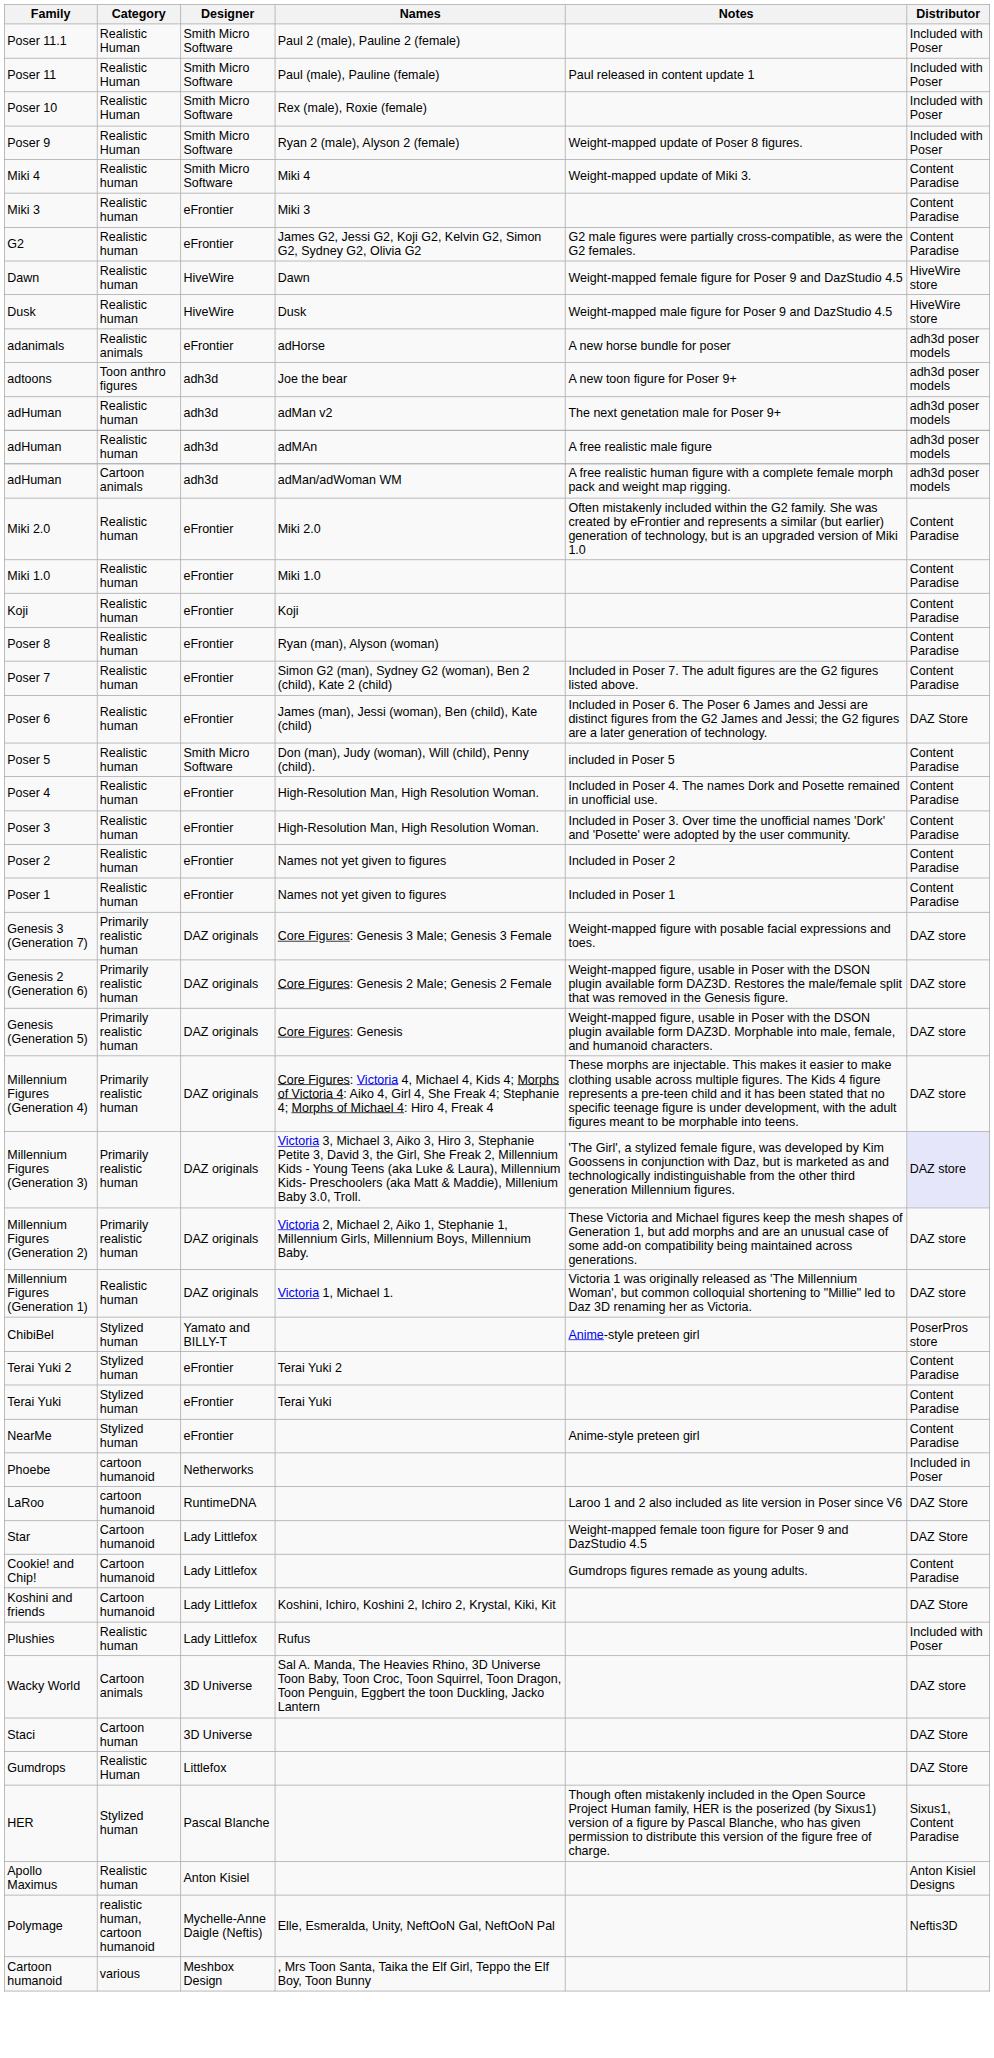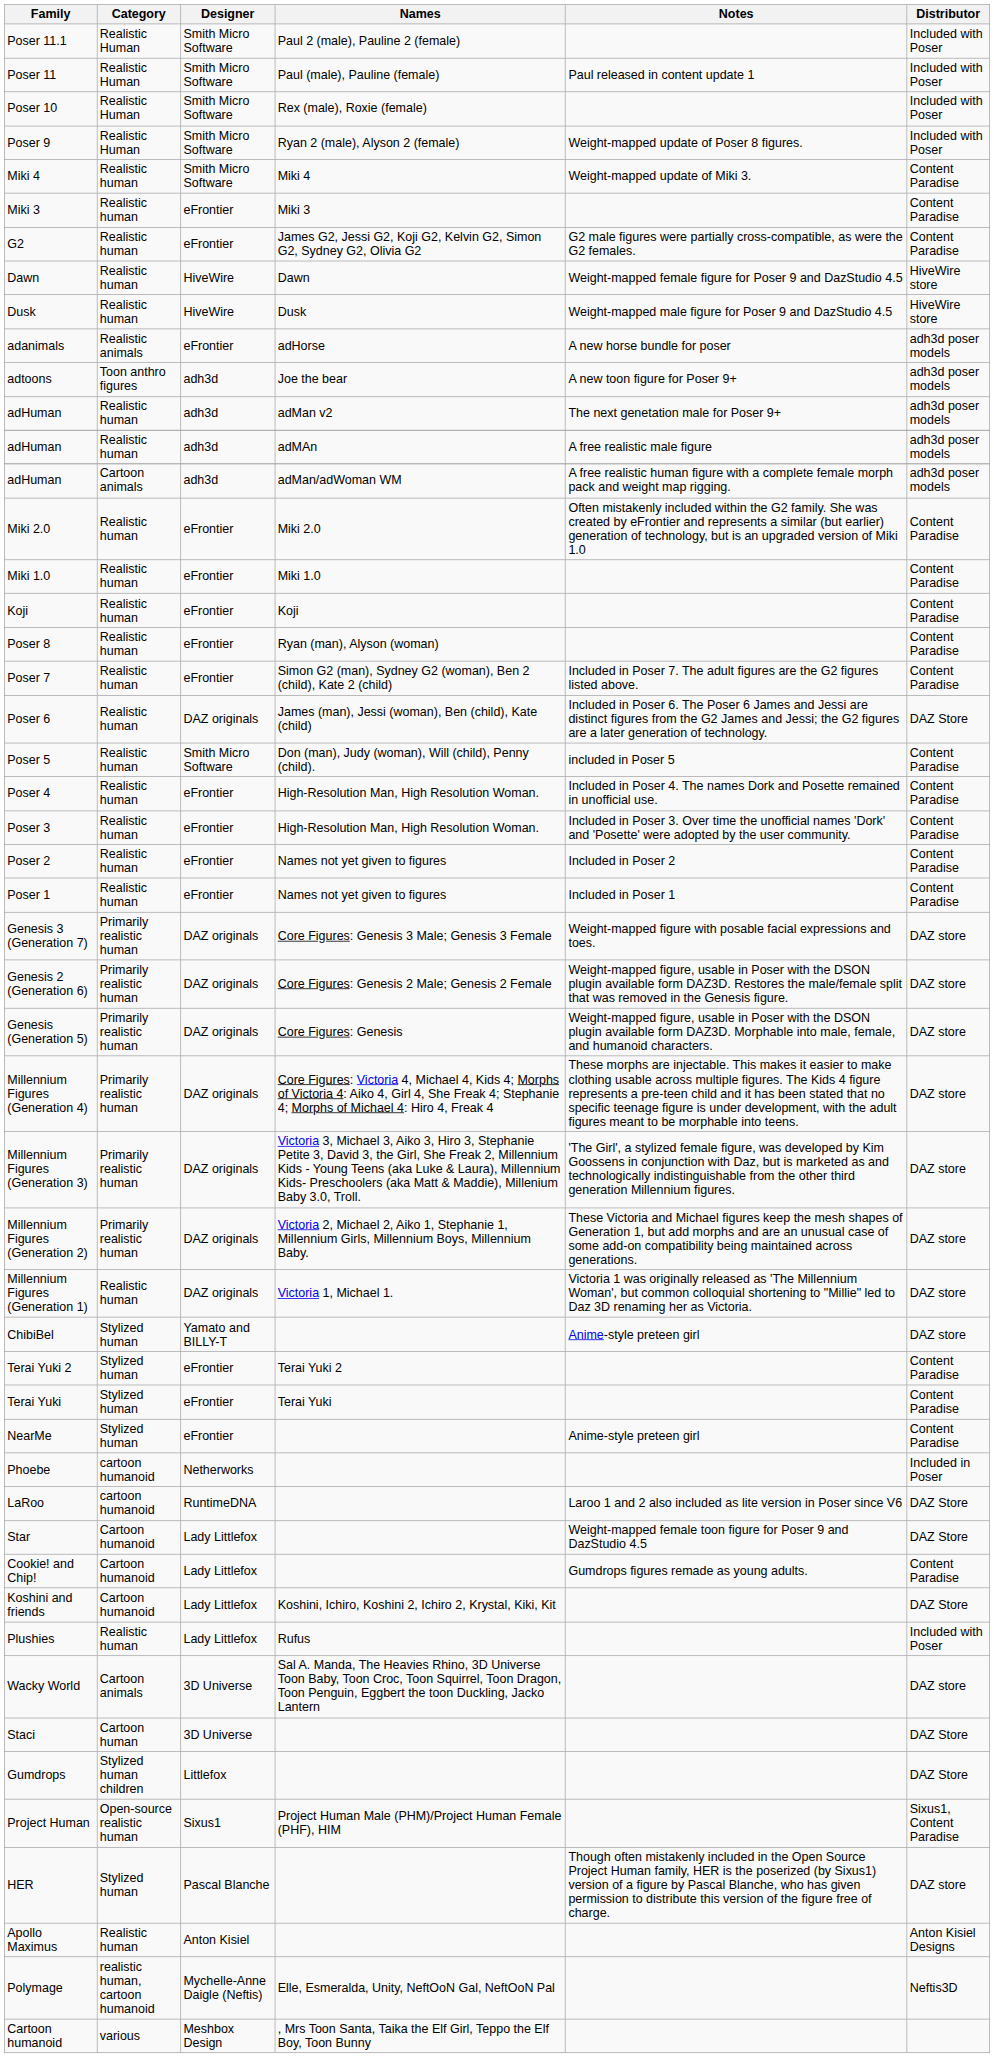(208, 719) eFrontier -> (221, 719) DAZ originals
(938, 1169) lavender background -> (938, 1169) no background
(939, 1334) PoserPros store -> (938, 1334) DAZ store
(123, 1768) Realistic Human -> (122, 1775) Stylized human children
+ row: (49, 1823)
(934, 1823) Sixus1, Content Paradise -> (938, 1885) DAZ store
